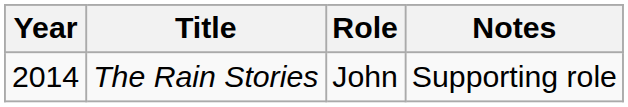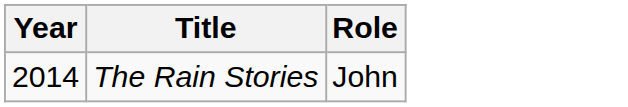- column: (514, 28)
